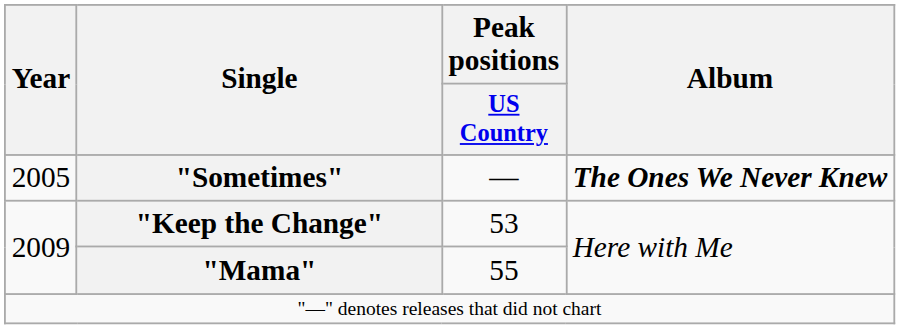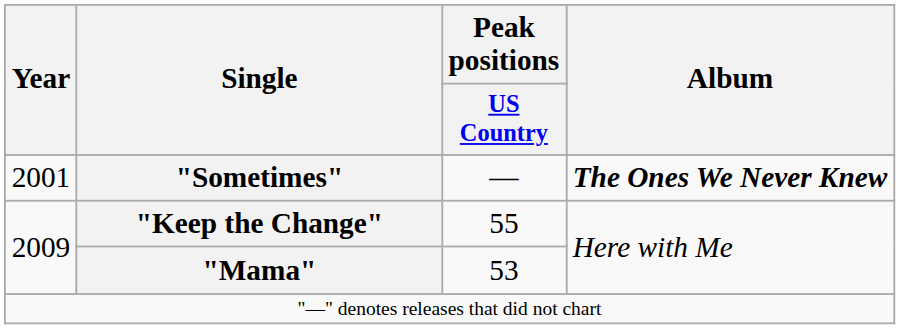(41, 177) 2005 -> (41, 177) 2001
(504, 223) 53 -> (504, 223) 55
(504, 270) 55 -> (504, 270) 53
